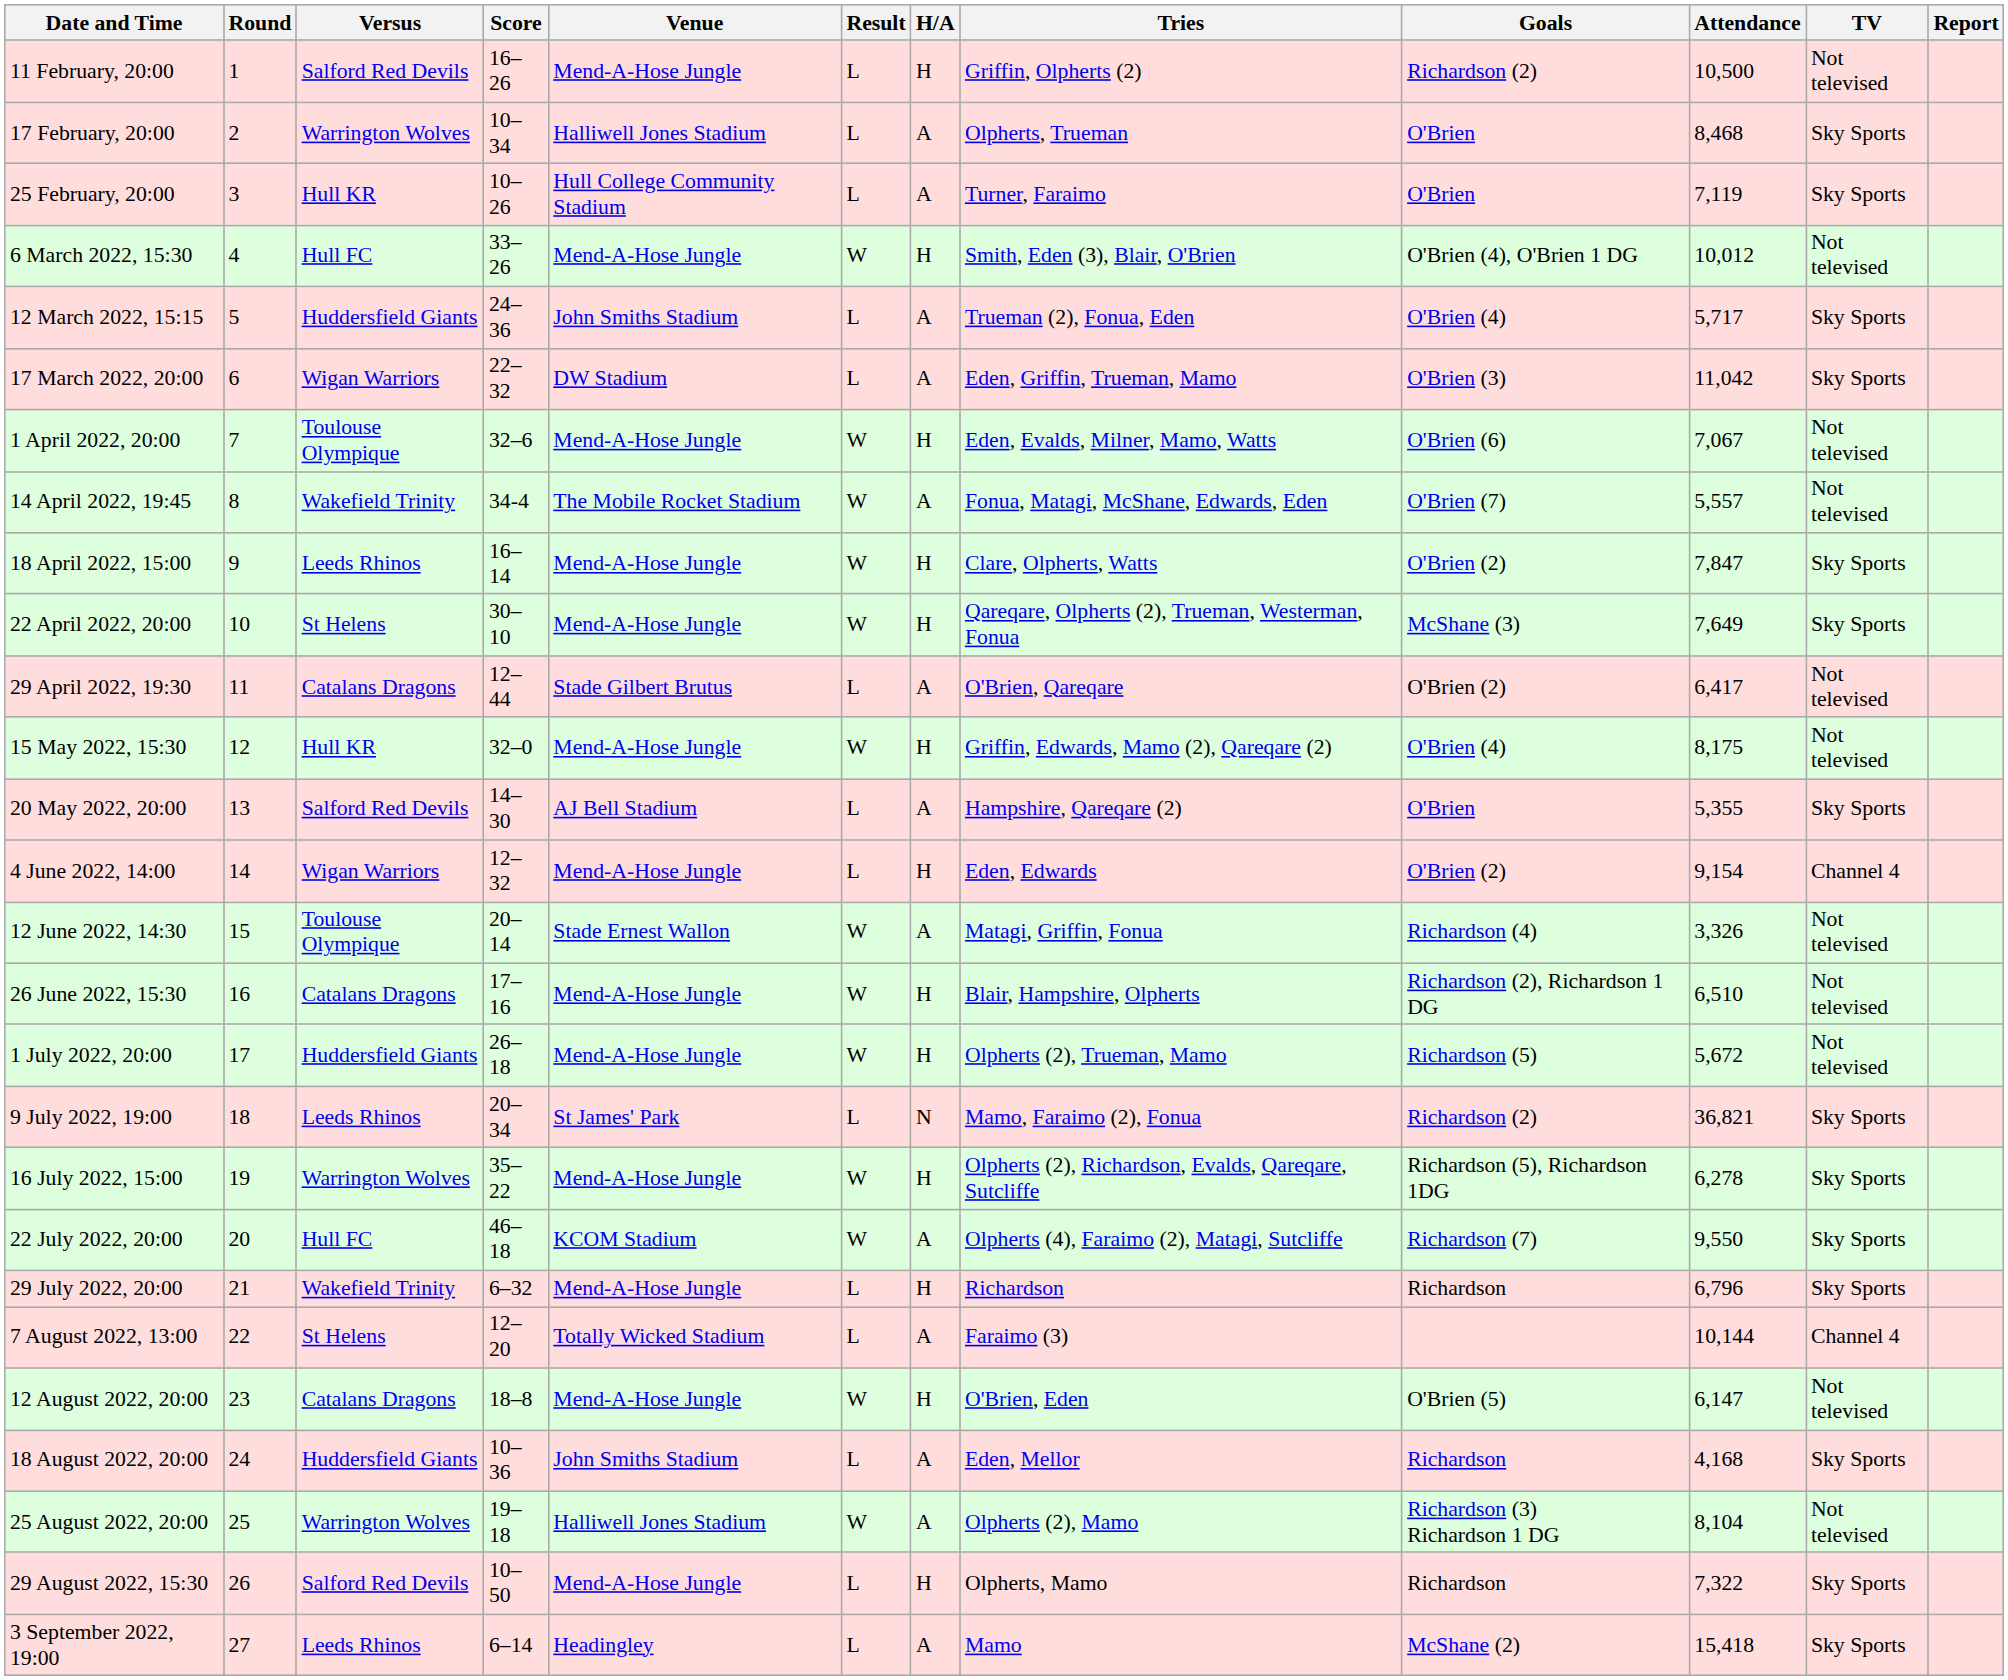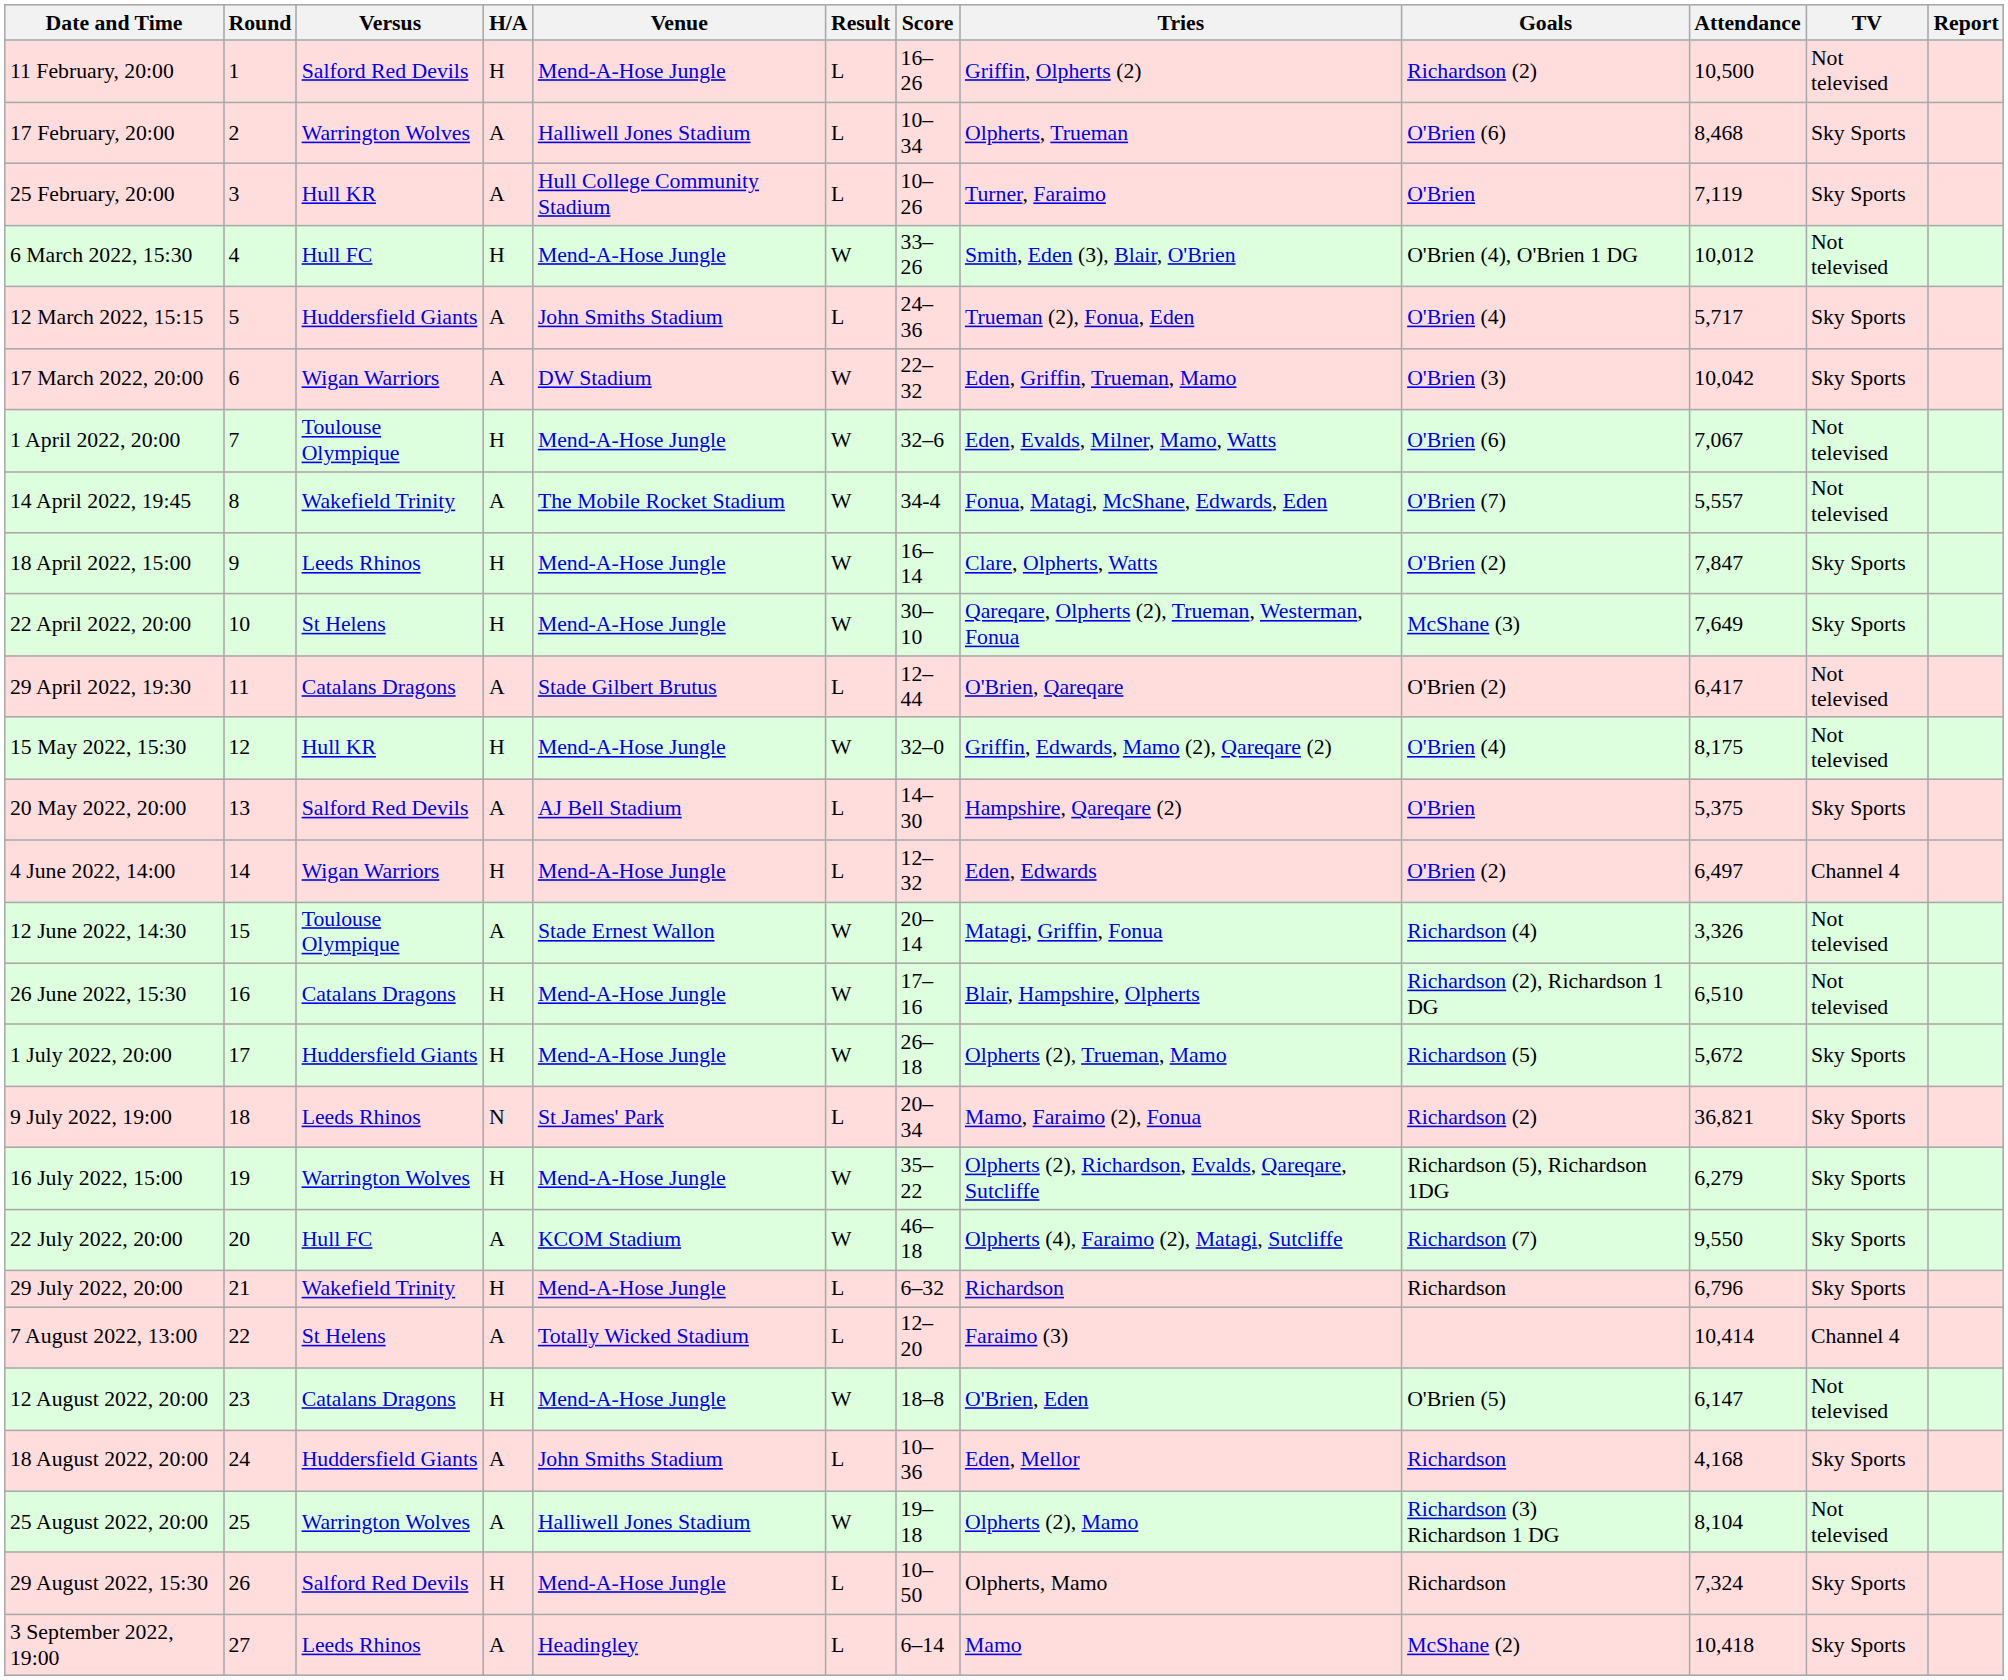columns swapped: (935, 22) <-> (516, 22)
(1441, 132) O'Brien -> (1456, 132) O'Brien (6)
(853, 378) L -> (841, 378) W
(1724, 378) 11,042 -> (1724, 378) 10,042
(1719, 808) 5,355 -> (1719, 808) 5,375
(1719, 870) 9,154 -> (1719, 870) 6,497
(1850, 1054) Not televised -> (1858, 1054) Sky Sports
(1719, 1177) 6,278 -> (1719, 1177) 6,279
(1724, 1336) 10,144 -> (1724, 1336) 10,414
(1719, 1582) 7,322 -> (1719, 1582) 7,324
(1724, 1644) 15,418 -> (1724, 1644) 10,418
